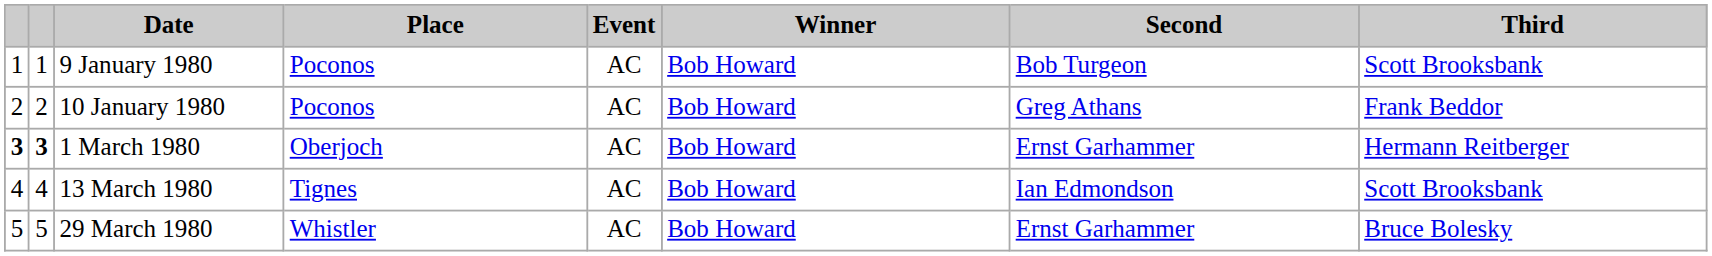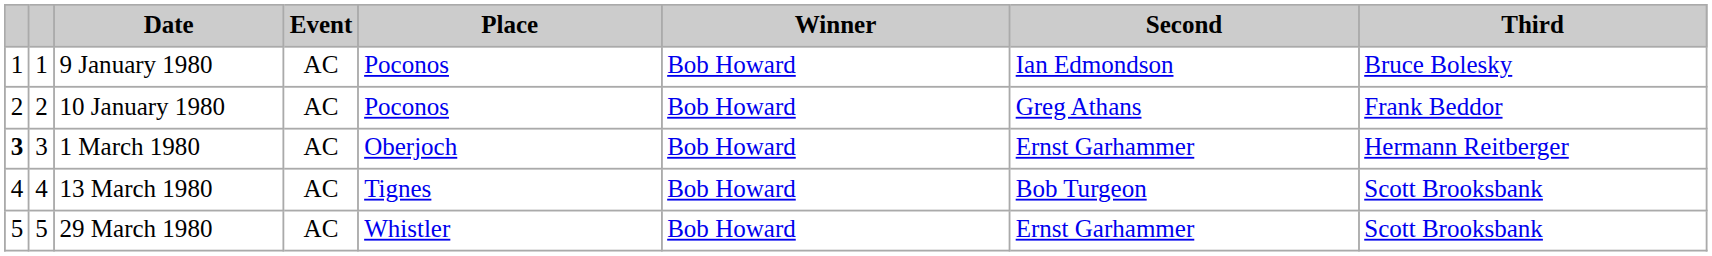columns swapped: (435, 24) <-> (624, 24)
(1081, 65) Bob Turgeon -> (1095, 65) Ian Edmondson
(1454, 65) Scott Brooksbank -> (1438, 65) Bruce Bolesky
(41, 147) bold -> (41, 147) normal
(1095, 188) Ian Edmondson -> (1081, 188) Bob Turgeon
(1438, 229) Bruce Bolesky -> (1454, 229) Scott Brooksbank
